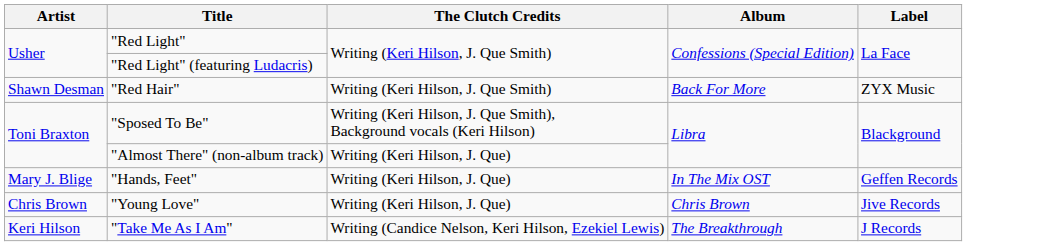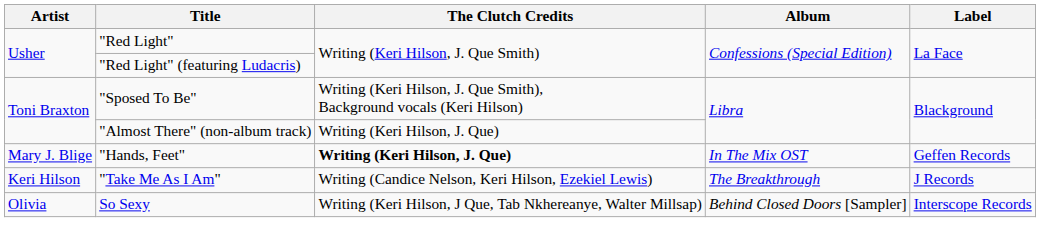- row: (145, 89)
(421, 180) normal -> (415, 155) bold
- row: (155, 204)
+ row: (125, 204)
